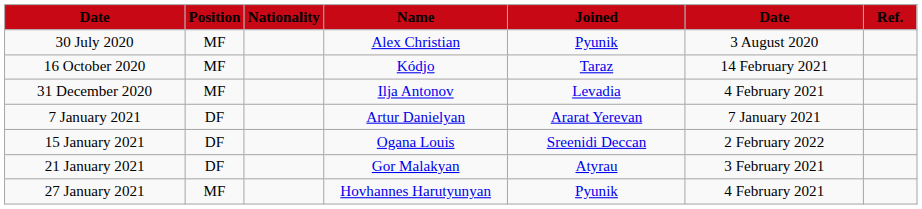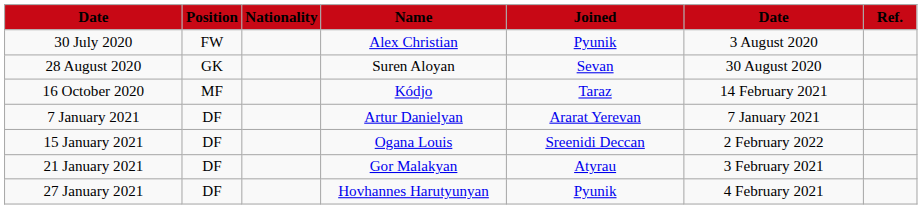(214, 42) MF -> (212, 42) FW
+ row: (93, 67)
- row: (95, 92)
(214, 191) MF -> (212, 191) DF
